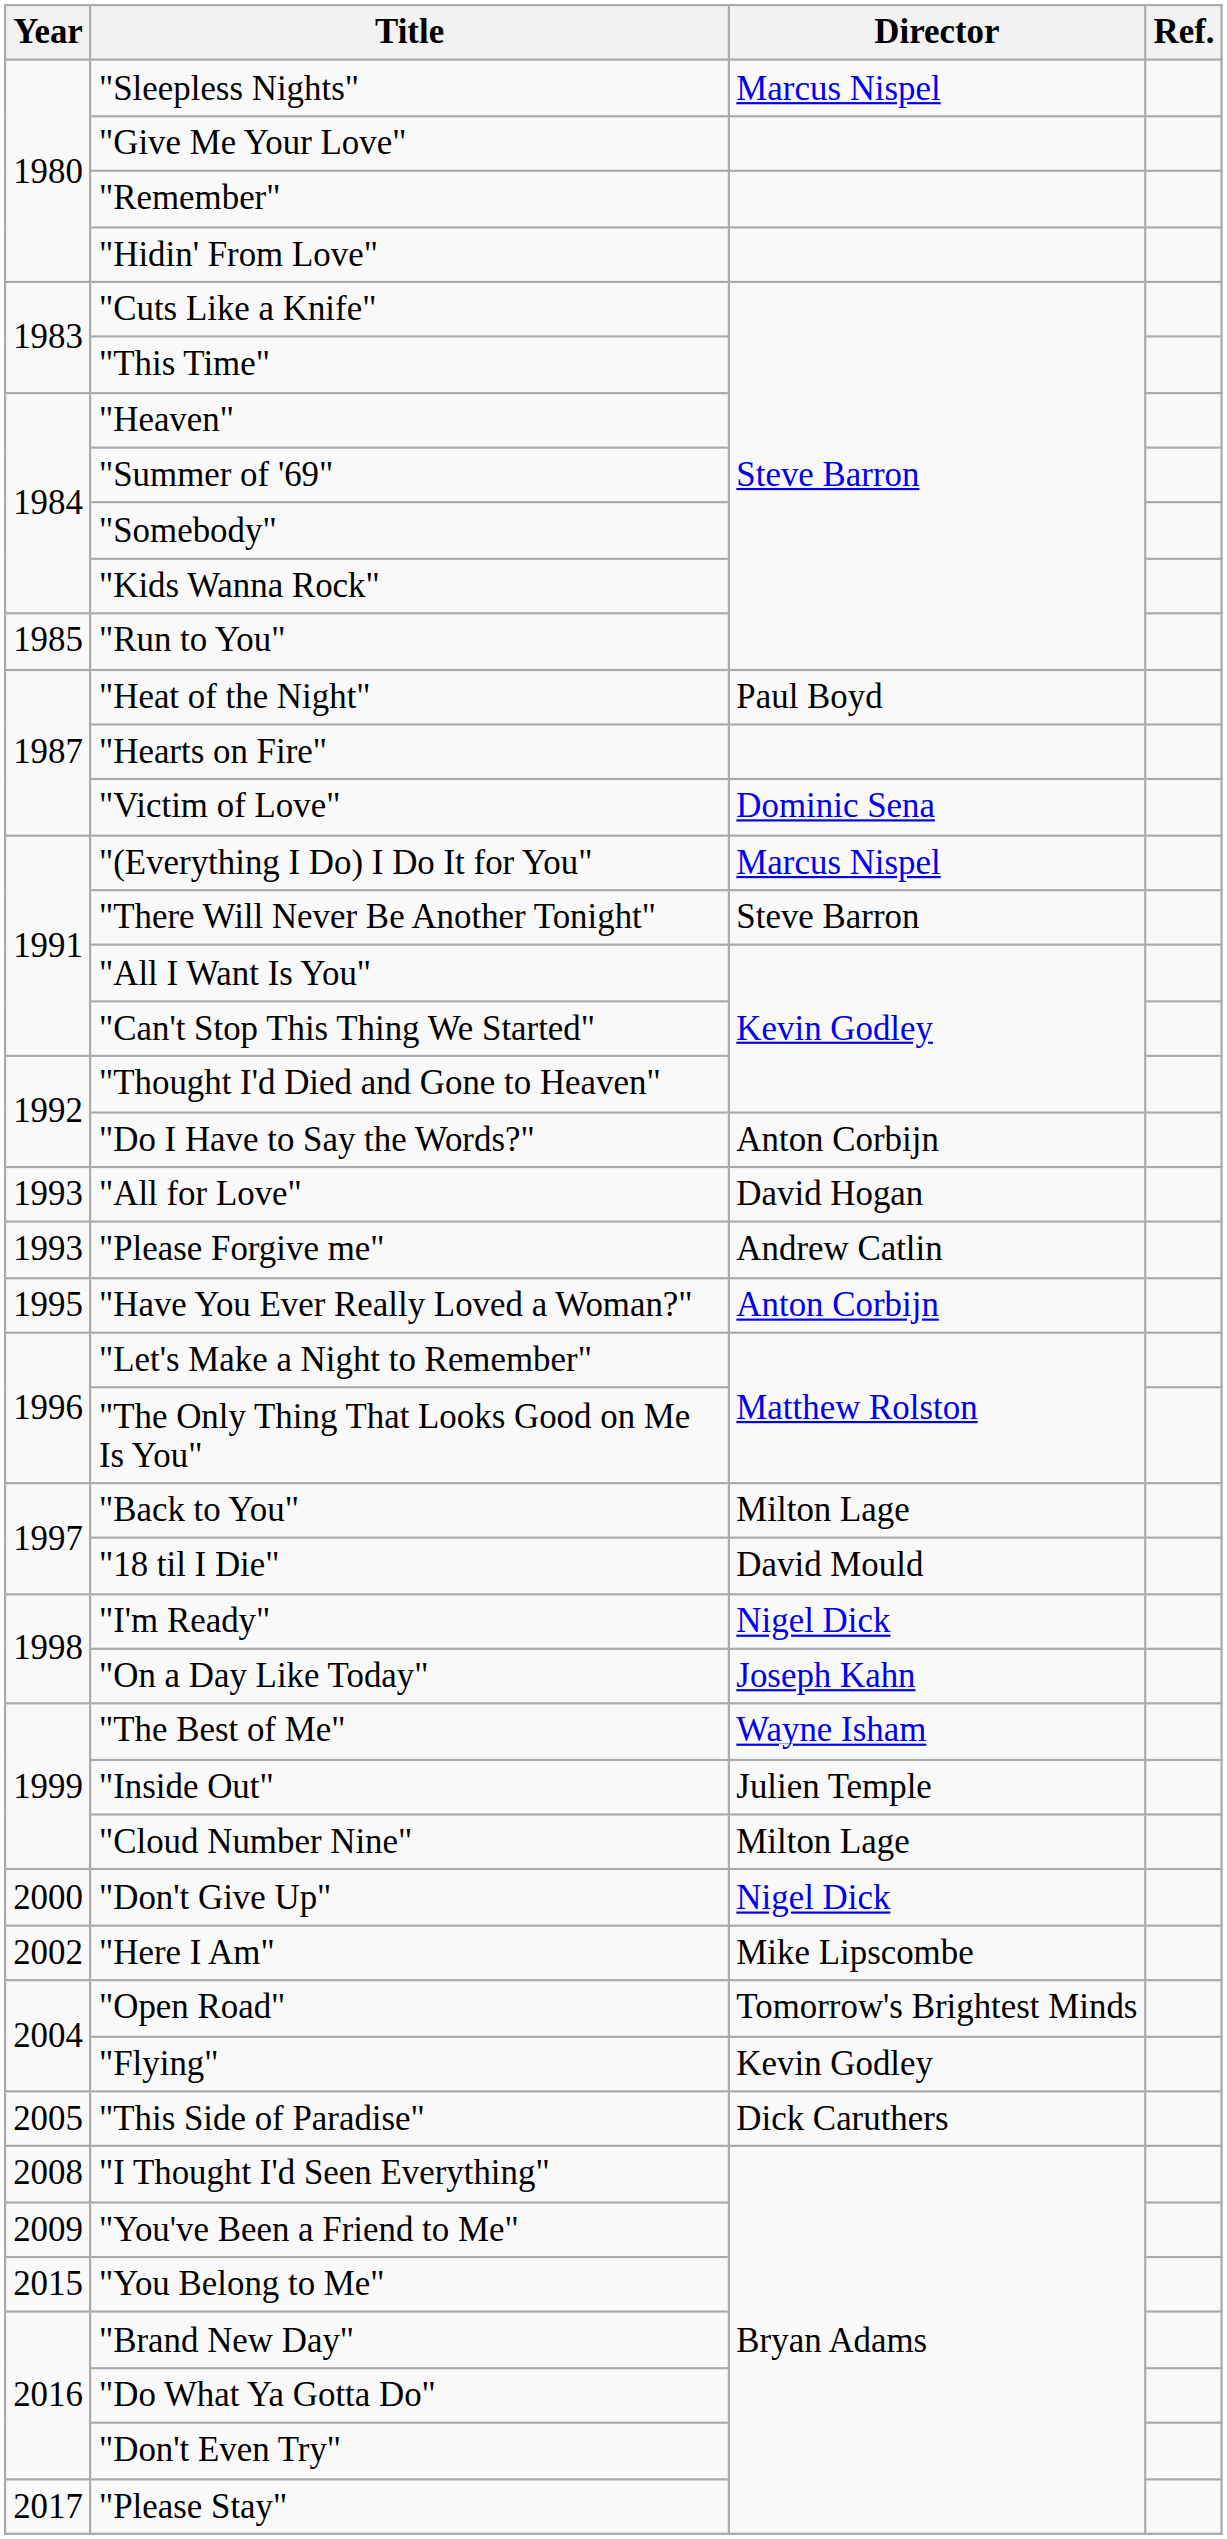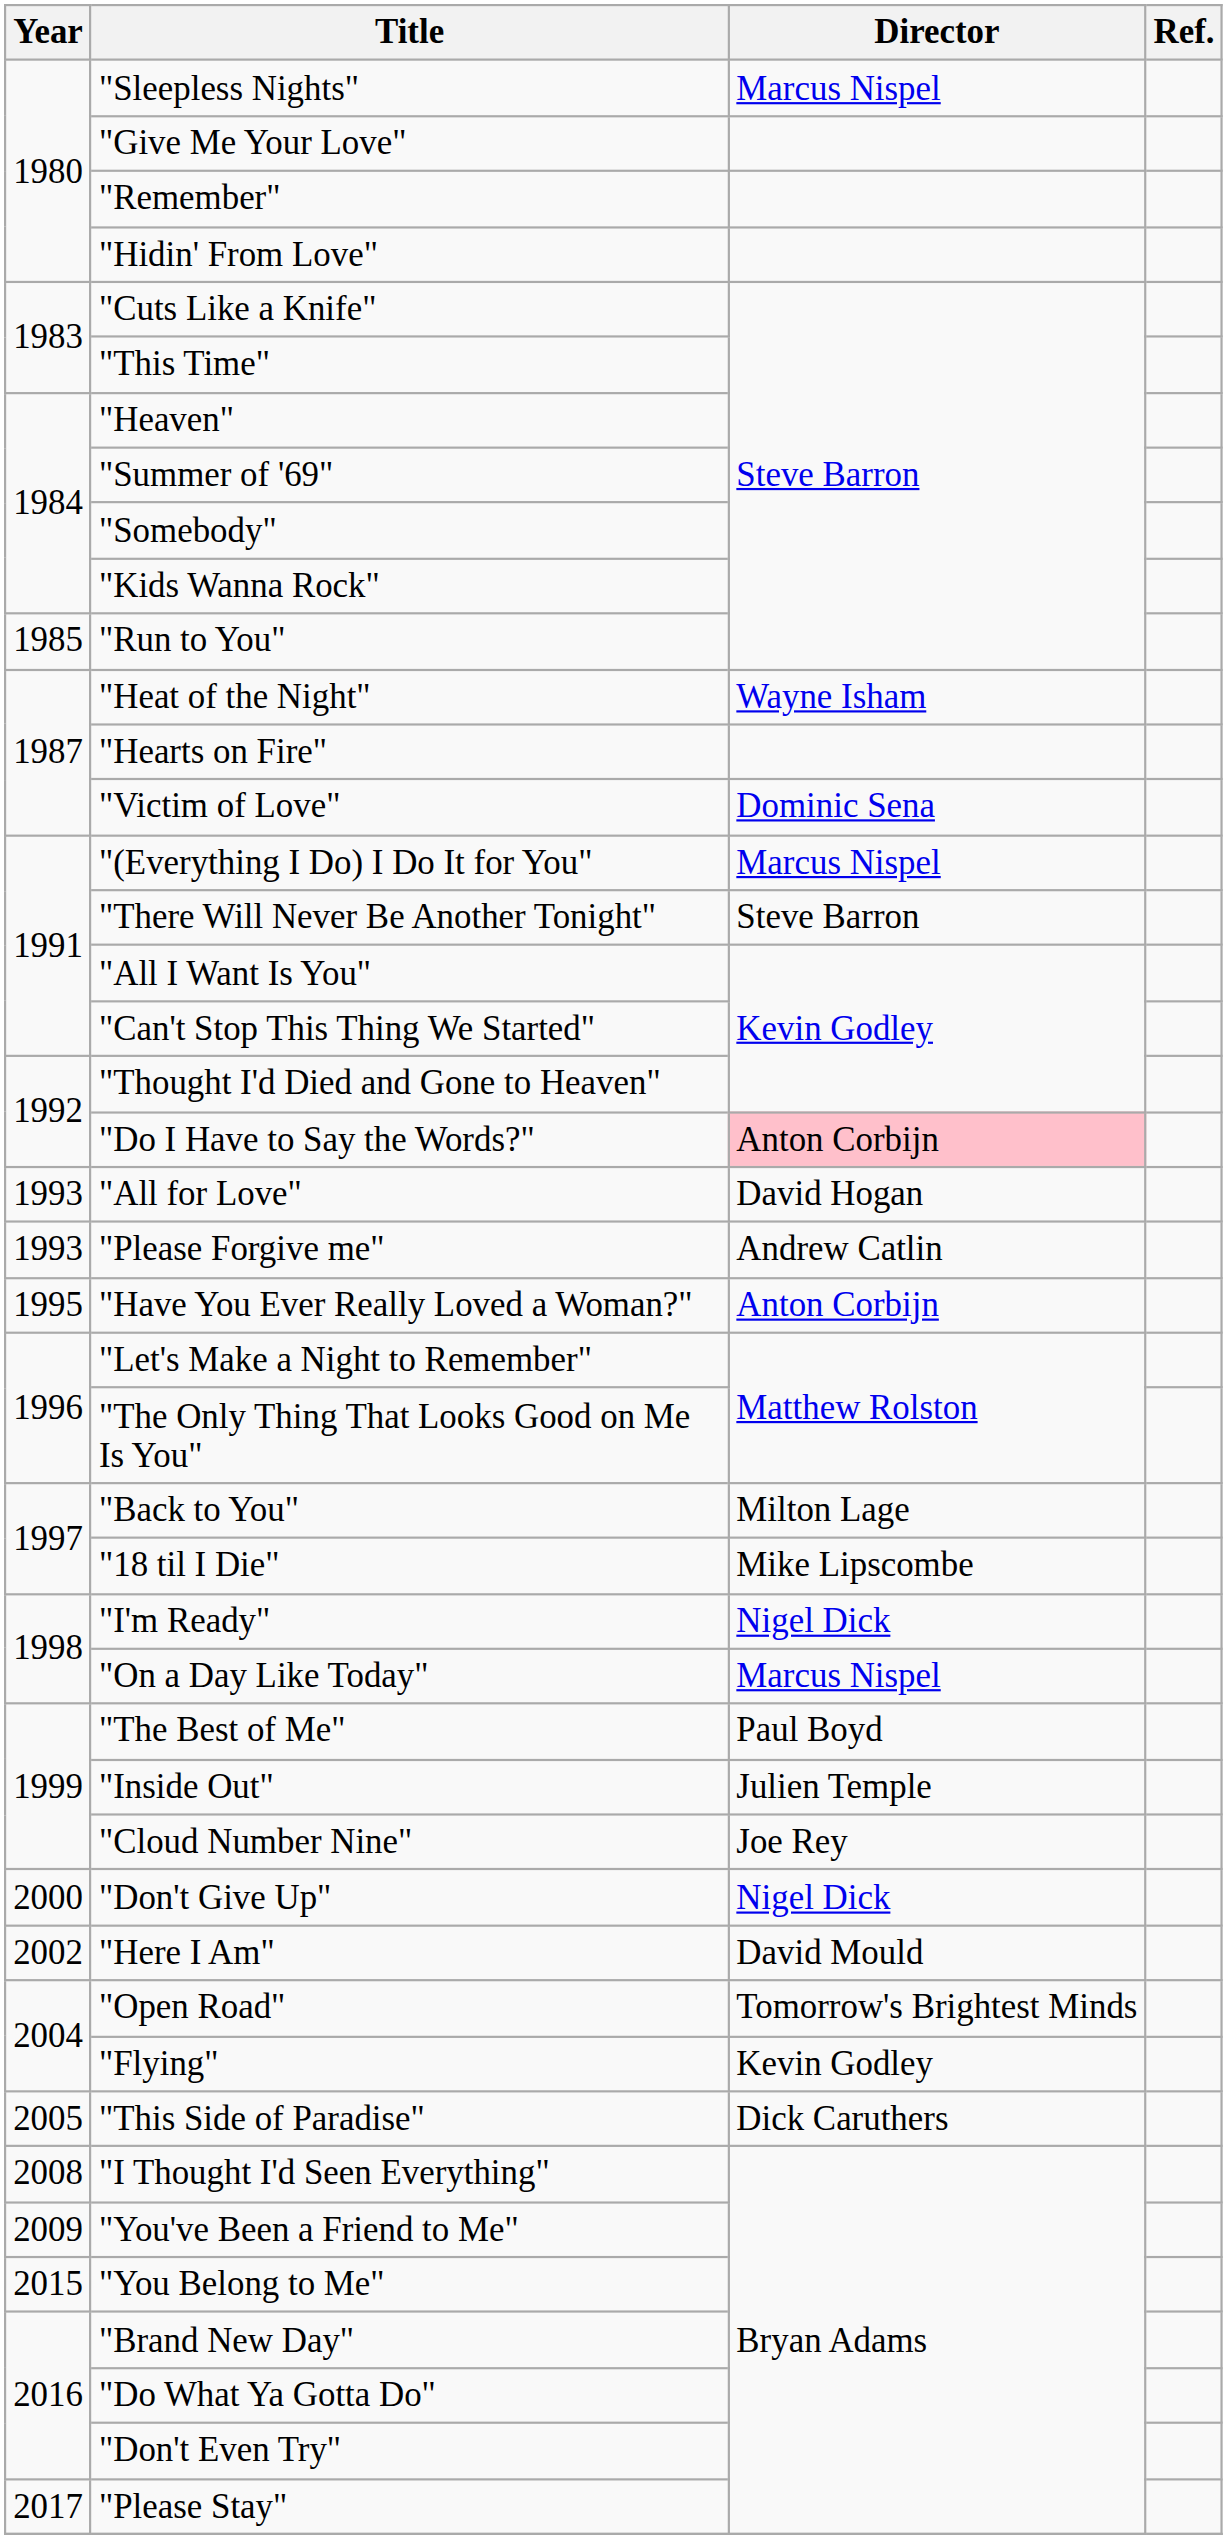(810, 695) Paul Boyd -> (831, 695) Wayne Isham
(838, 1138) no background -> (838, 1138) pink background
(830, 1564) David Mould -> (855, 1564) Mike Lipscombe
(826, 1675) Joseph Kahn -> (839, 1675) Marcus Nispel
(831, 1730) Wayne Isham -> (810, 1730) Paul Boyd
(823, 1841) Milton Lage -> (792, 1841) Joe Rey
(855, 1952) Mike Lipscombe -> (830, 1952) David Mould
